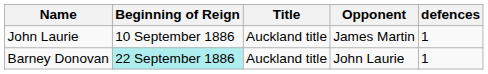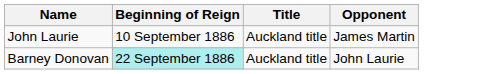- column: (451, 15)
